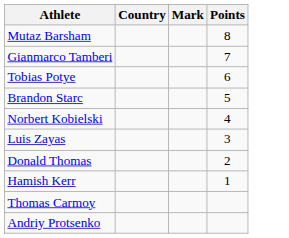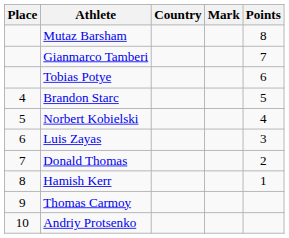+ column: (22, 14)
